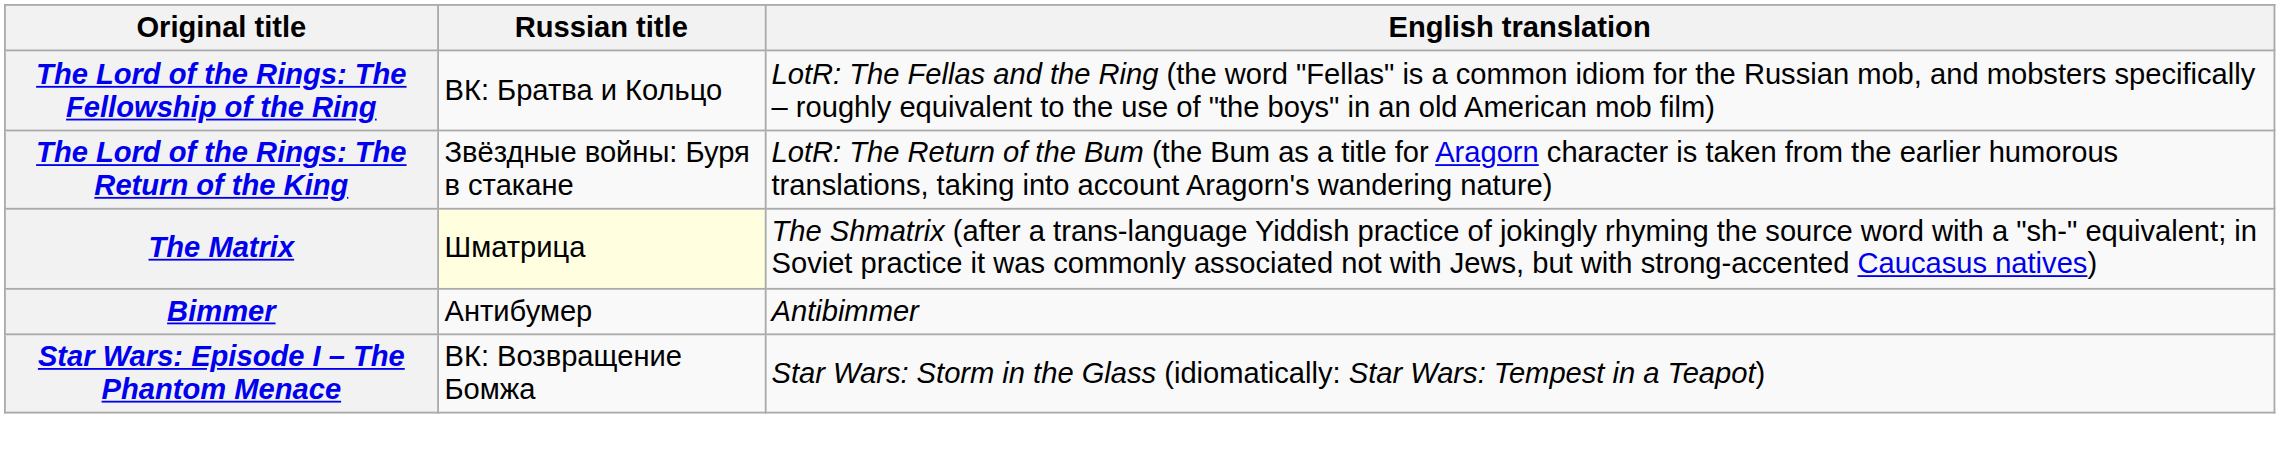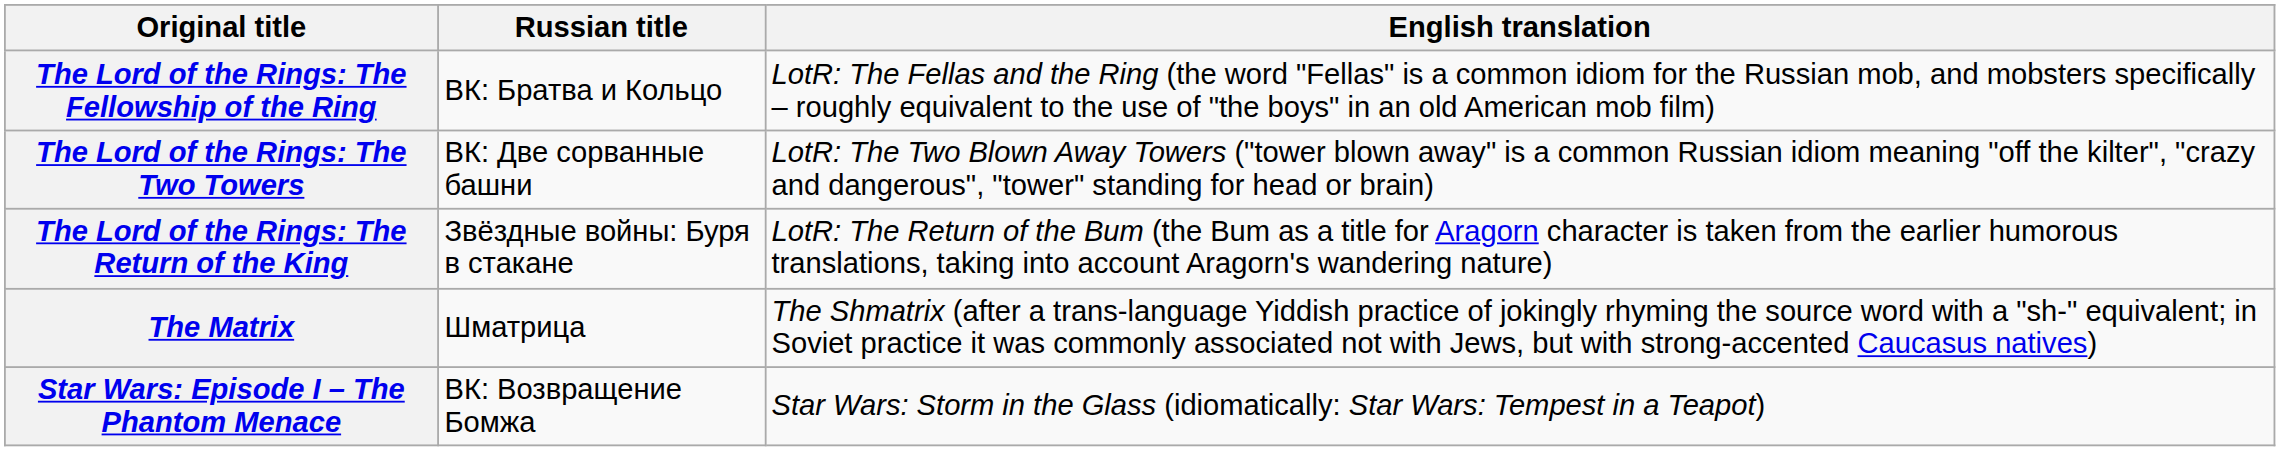+ row: (221, 169)
(515, 248) lightyellow background -> (515, 326) no background
- row: (221, 310)
